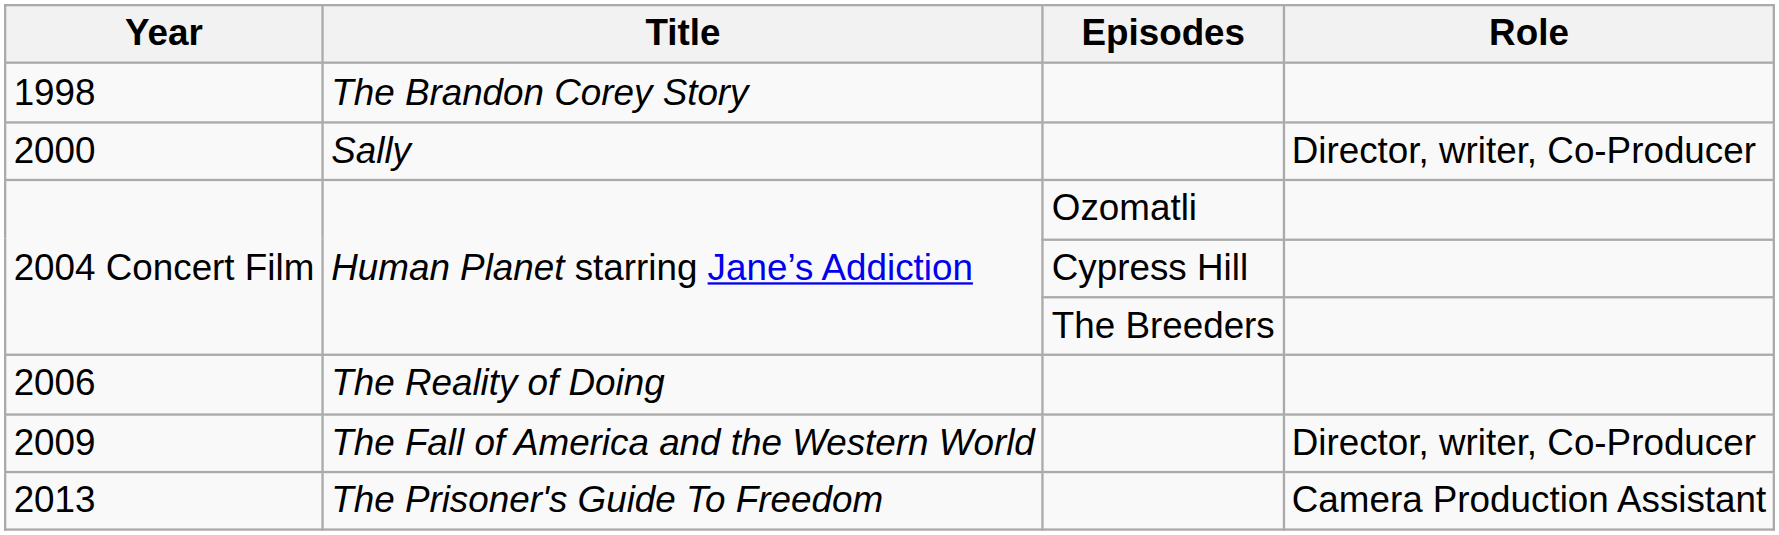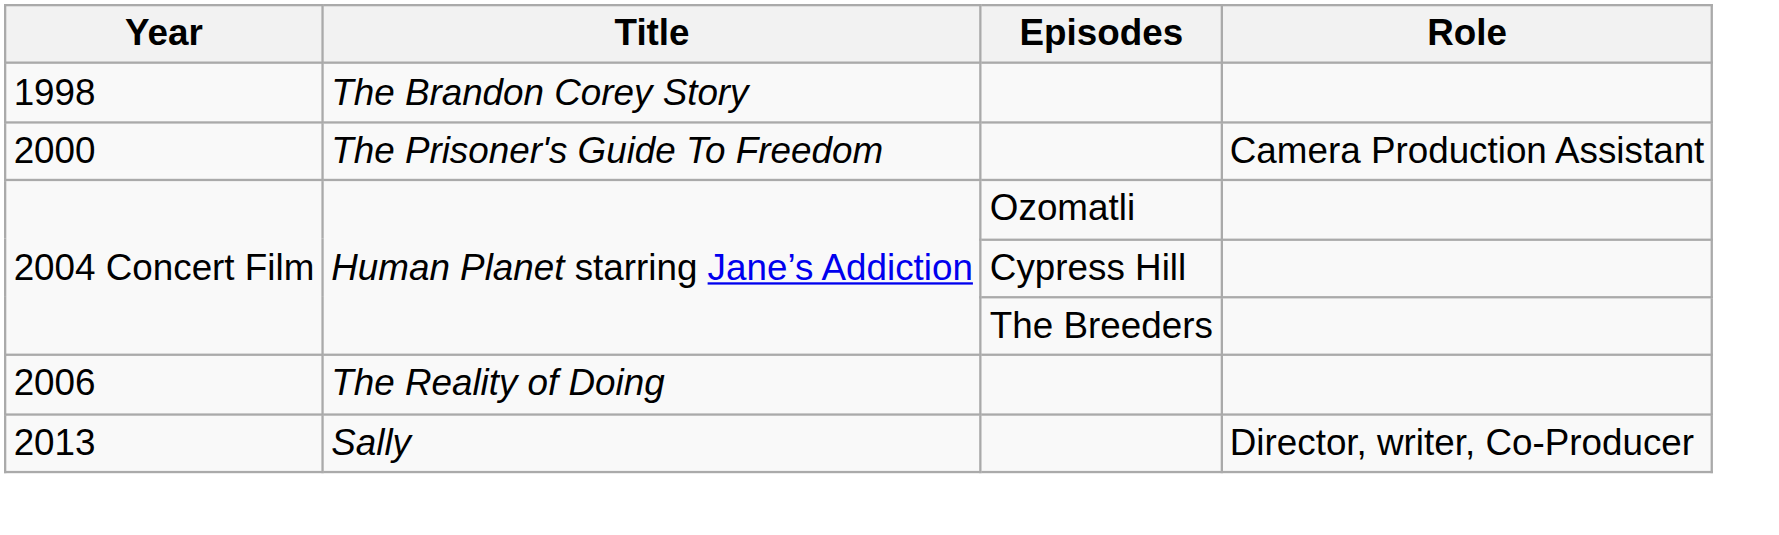(371, 150) Sally -> (607, 150) The Prisoner's Guide To Freedom
(1524, 150) Director, writer, Co-Producer -> (1467, 150) Camera Production Assistant
- row: (55, 442)
(607, 500) The Prisoner's Guide To Freedom -> (371, 442) Sally
(1529, 500) Camera Production Assistant -> (1462, 442) Director, writer, Co-Producer
